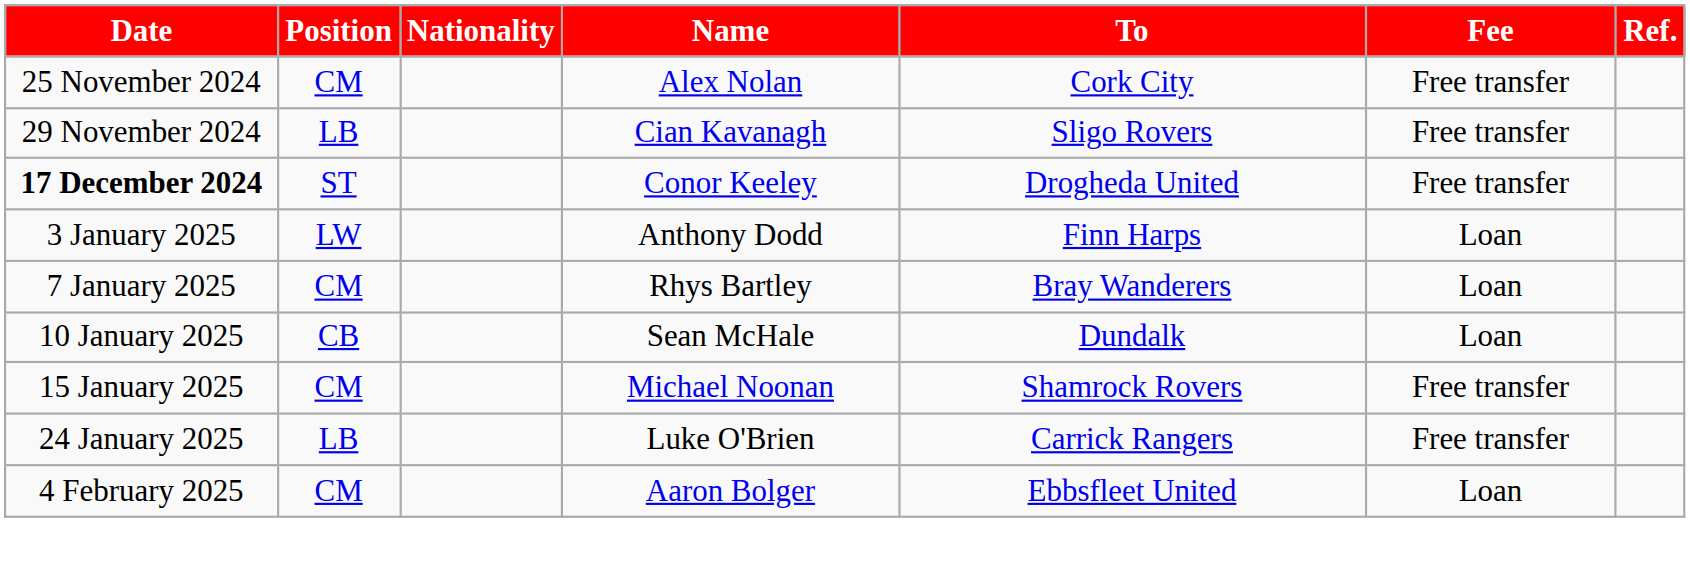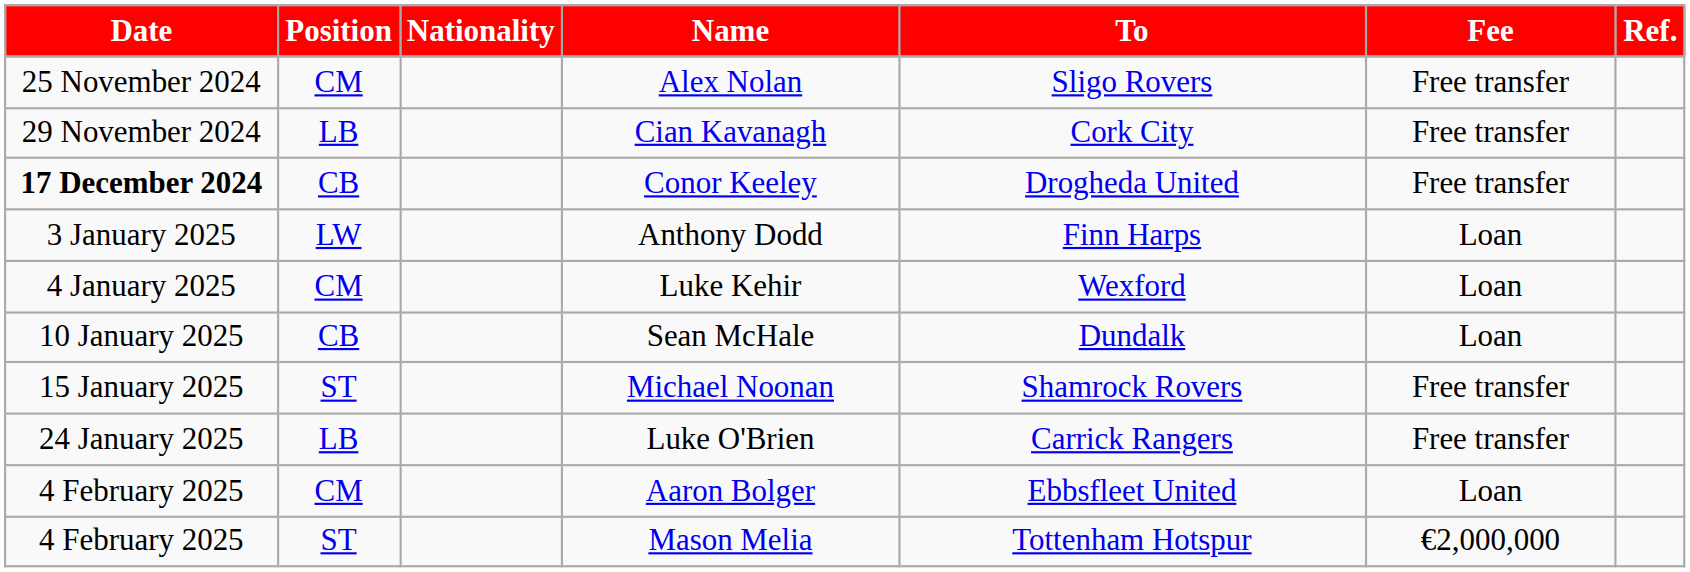(1132, 81) Cork City -> (1132, 81) Sligo Rovers
(1132, 132) Sligo Rovers -> (1132, 132) Cork City
(339, 183) ST -> (339, 183) CB
+ row: (730, 285)
- row: (730, 285)
(339, 387) CM -> (339, 387) ST
+ row: (730, 541)
